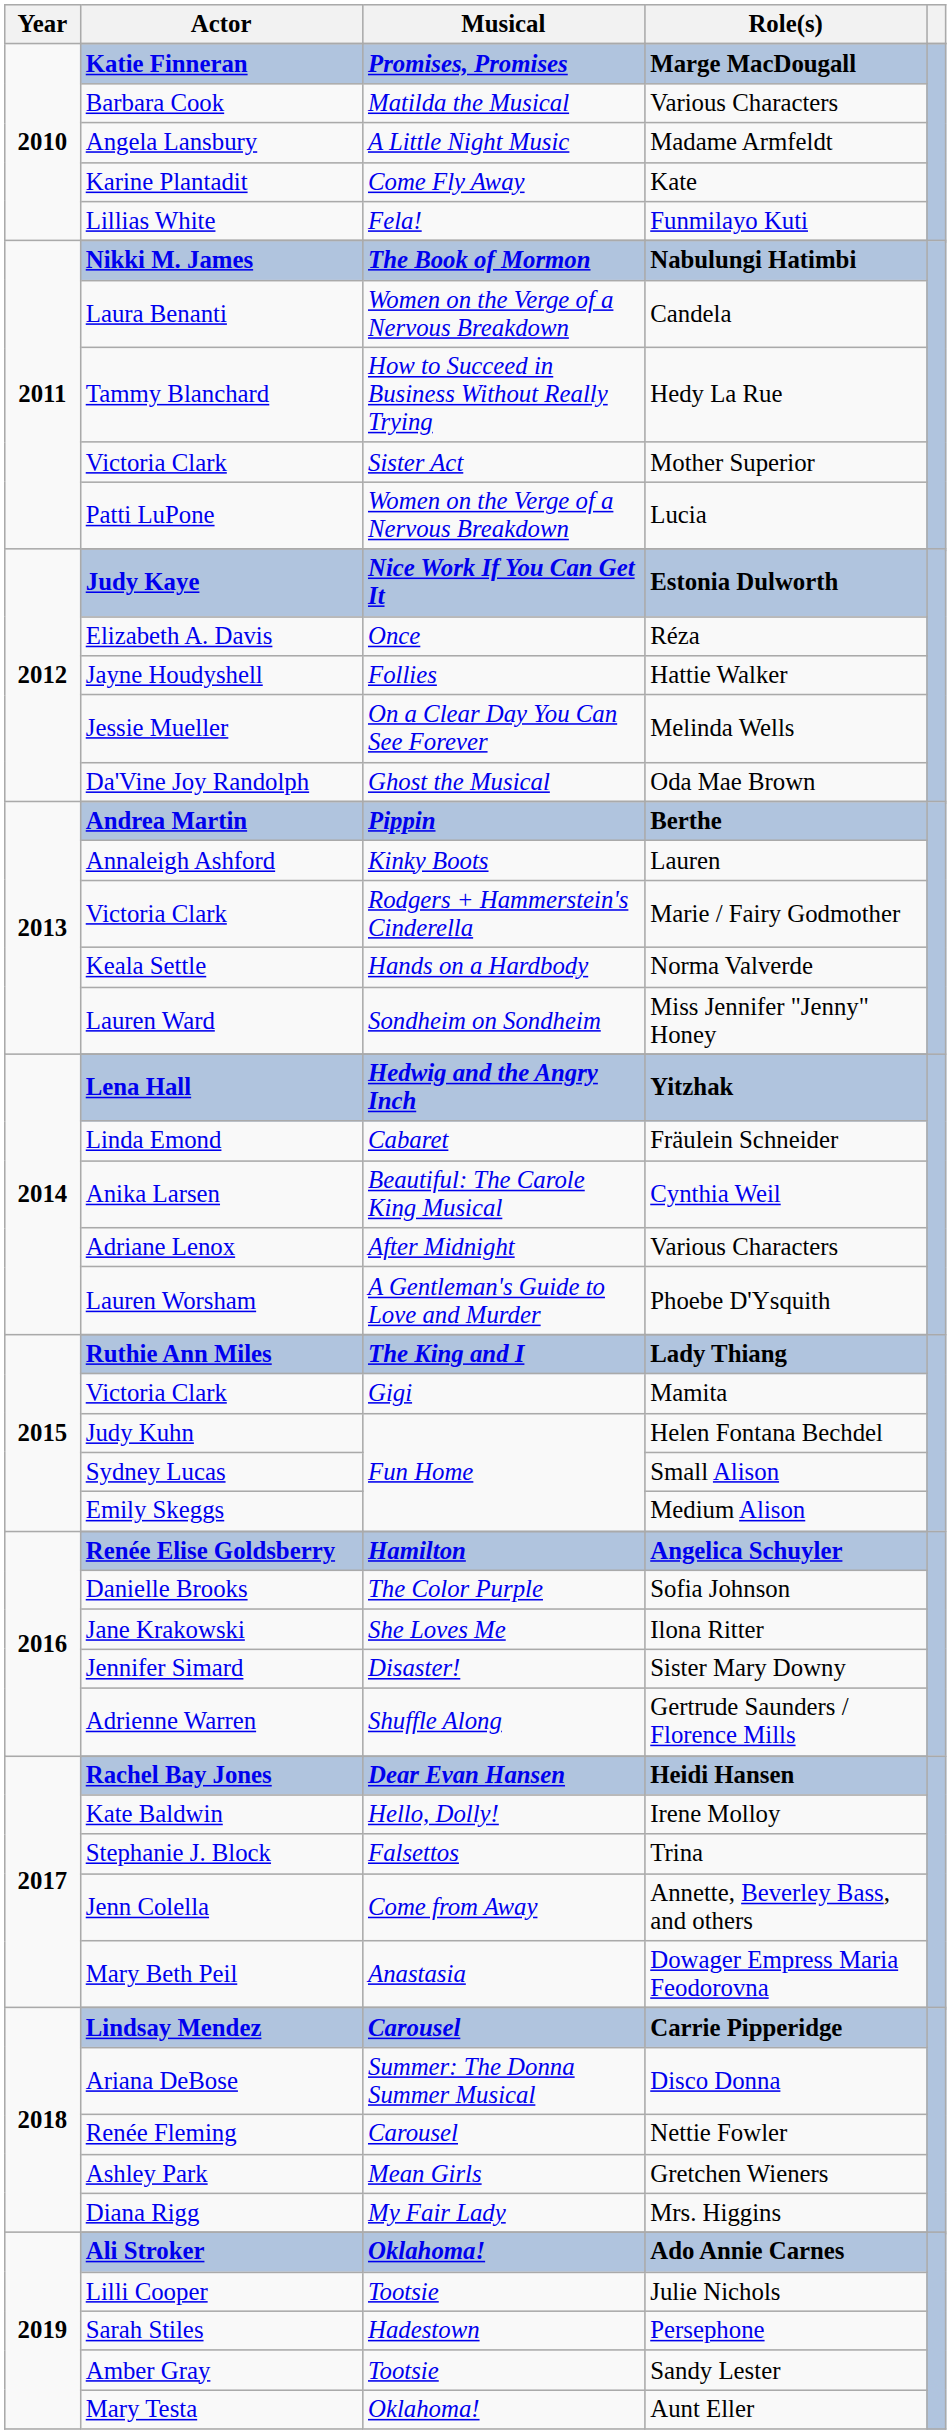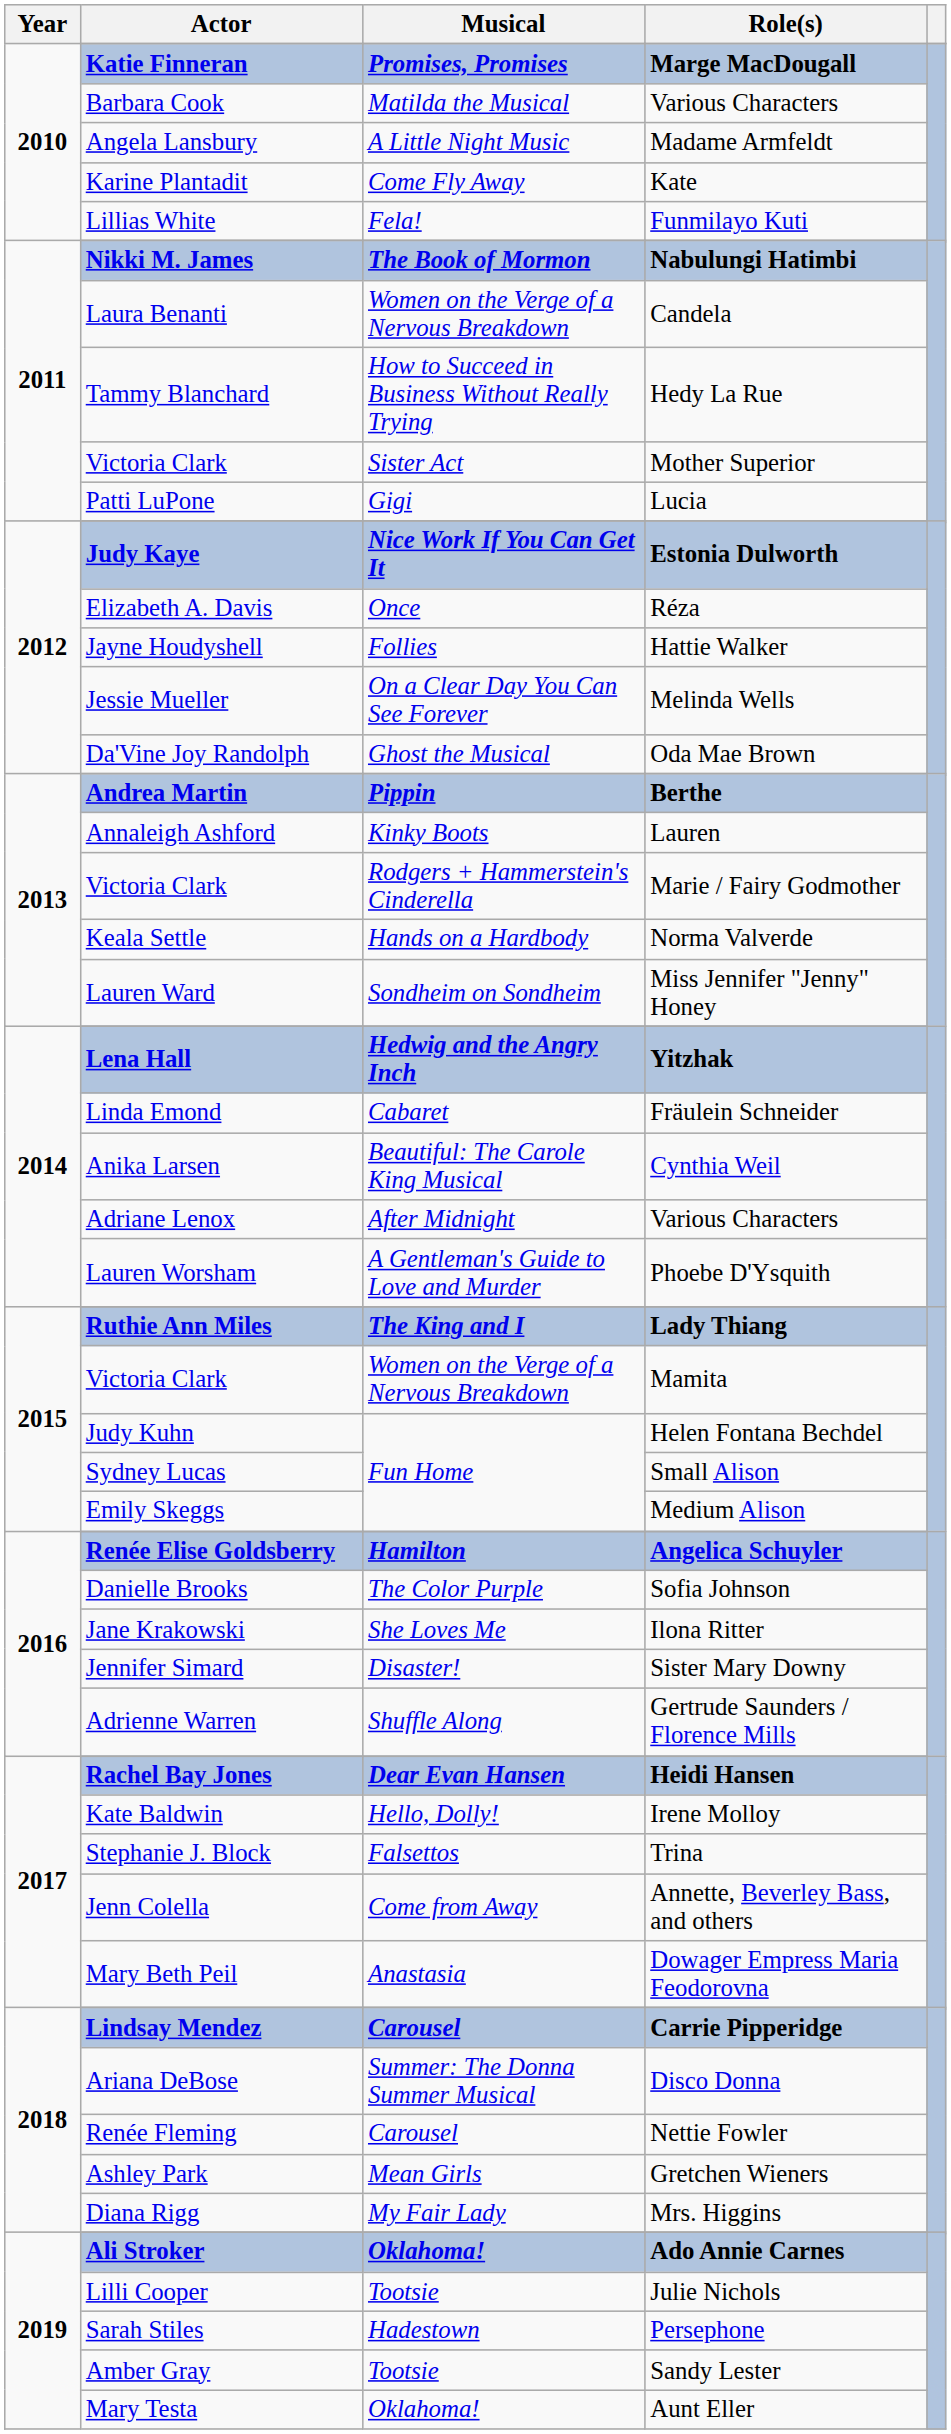(491, 515) Women on the Verge of a Nervous Breakdown -> (390, 501) Gigi
(390, 1393) Gigi -> (491, 1379) Women on the Verge of a Nervous Breakdown
